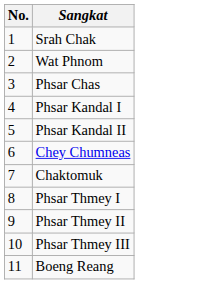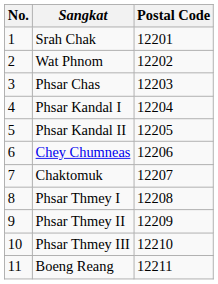+ column: (174, 15)
